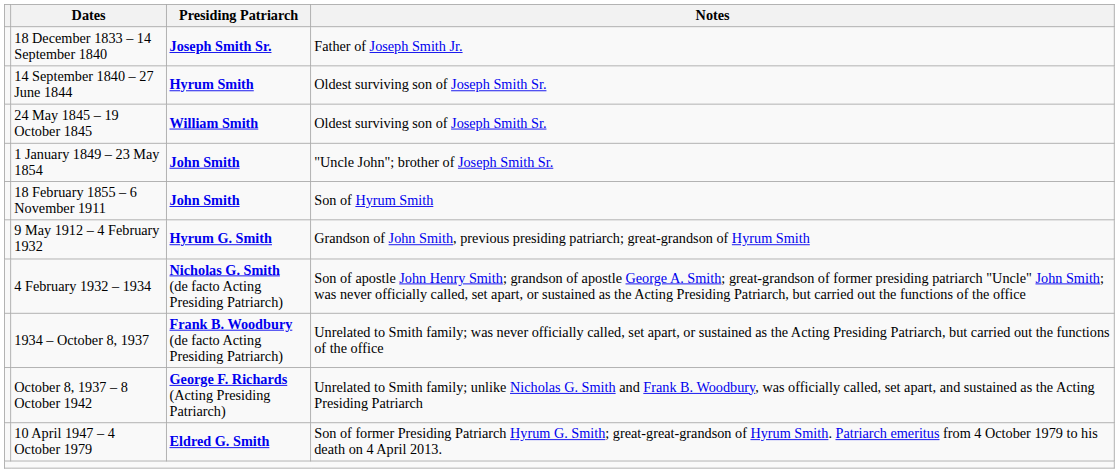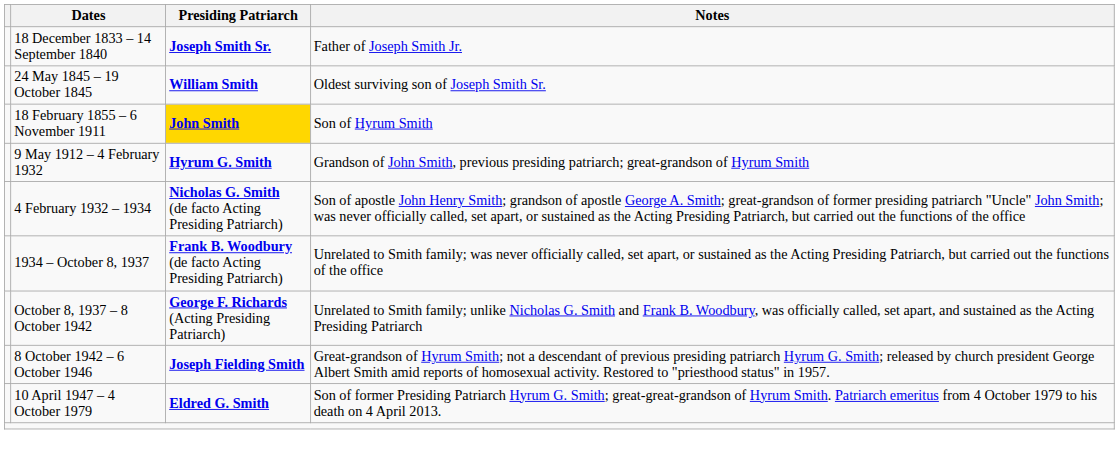- row: (84, 84)
- row: (87, 162)
(205, 200) no background -> (204, 123) gold background
+ row: (69, 364)
